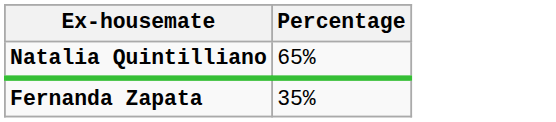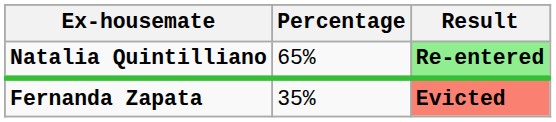+ column: (480, 23)
